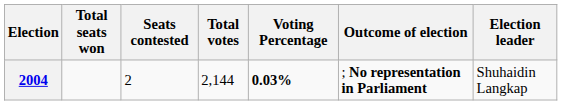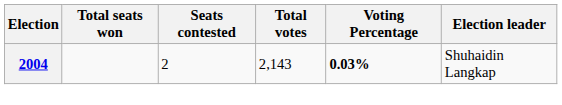- column: (406, 32)
(218, 80) 2,144 -> (275, 63) 2,143
